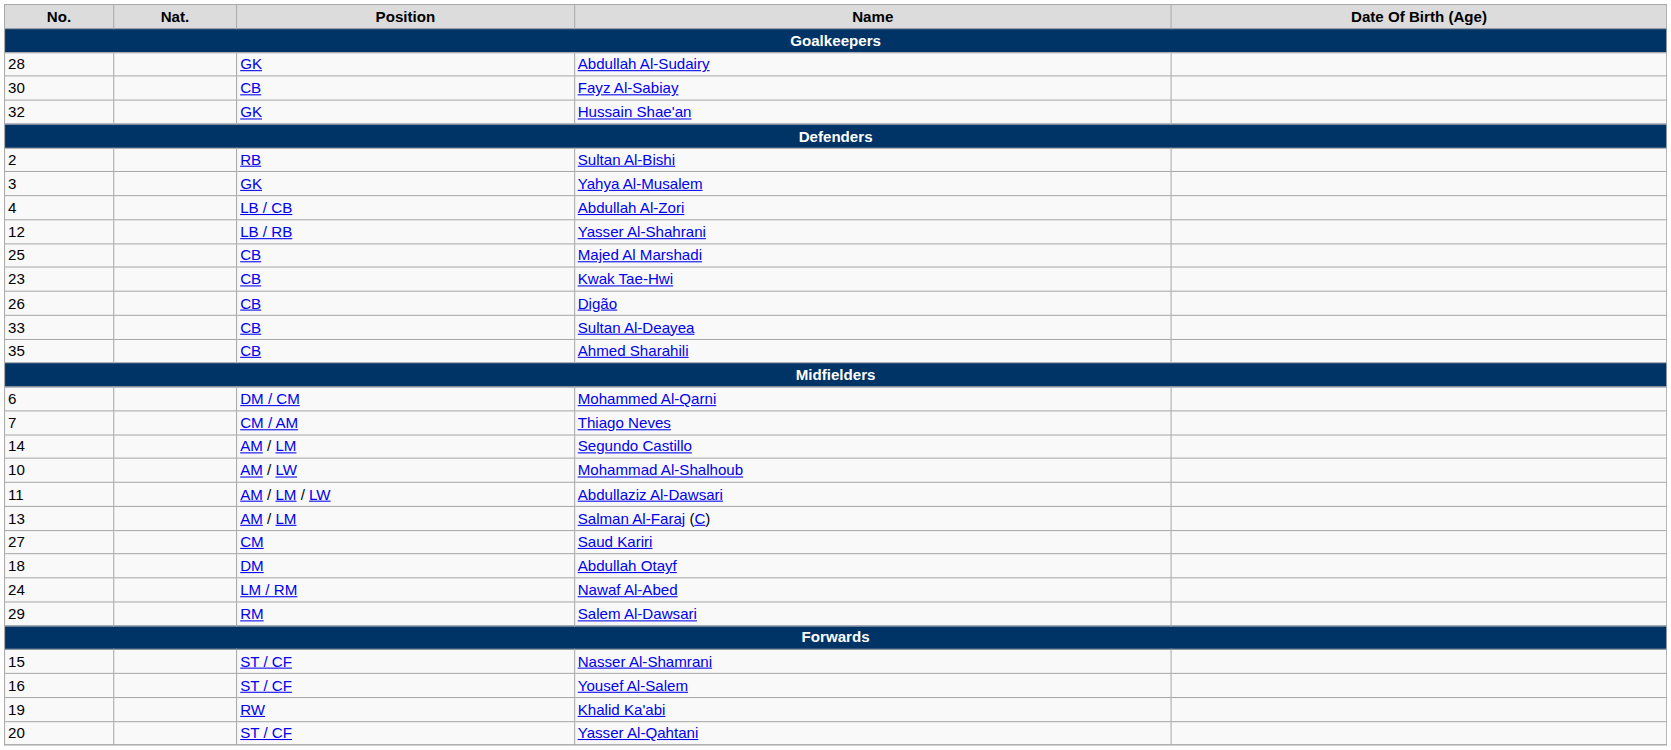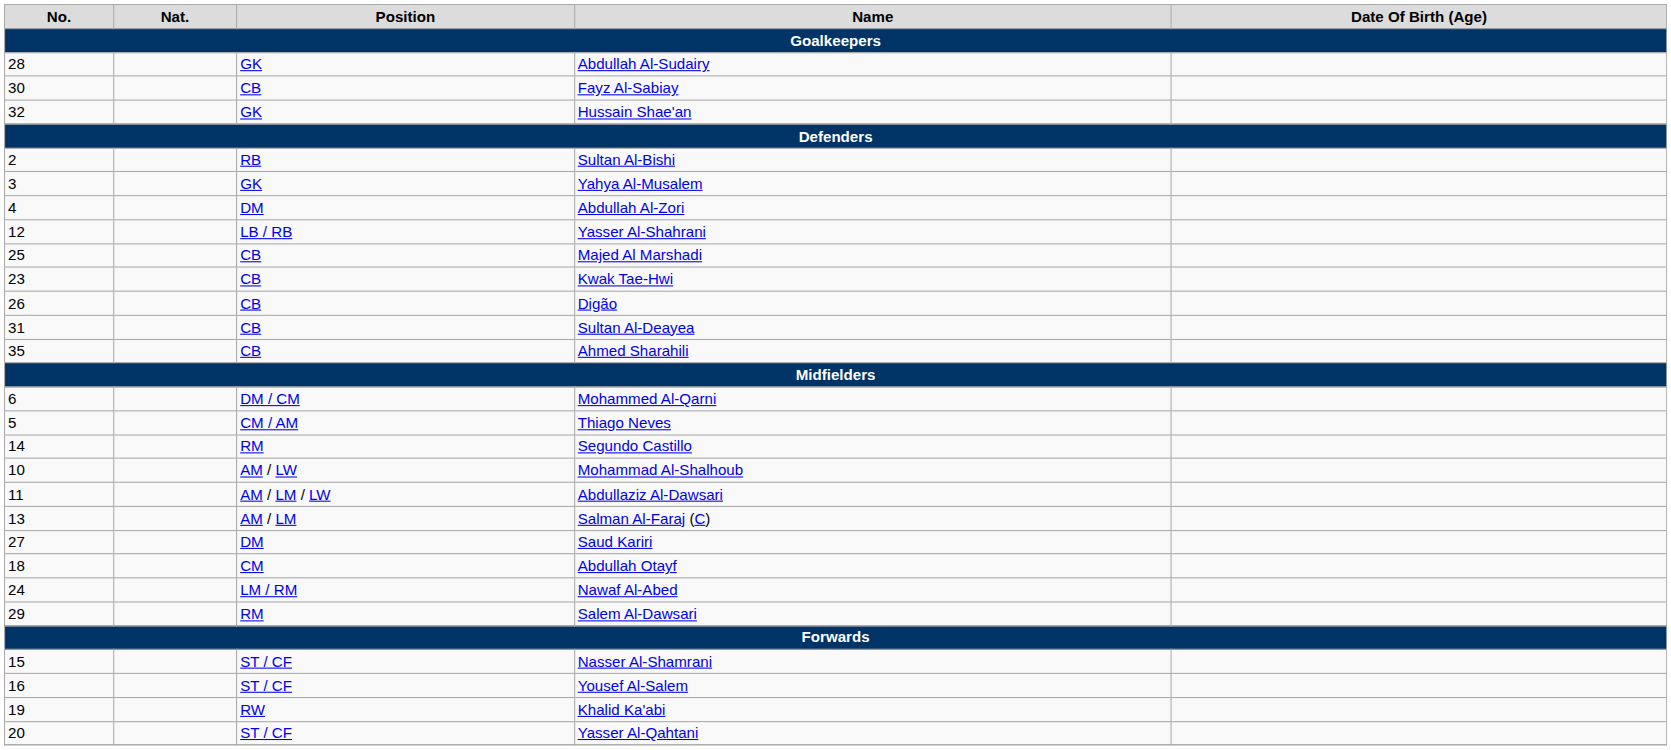(266, 208) LB / CB -> (252, 208) DM
(16, 327) 33 -> (16, 327) 31
(12, 423) 7 -> (12, 423) 5
(268, 447) AM / LM -> (252, 447) RM
(252, 542) CM -> (252, 542) DM
(252, 566) DM -> (252, 566) CM
